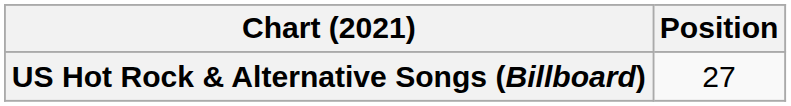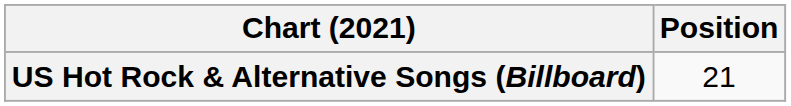(719, 76) 27 -> (719, 76) 21
